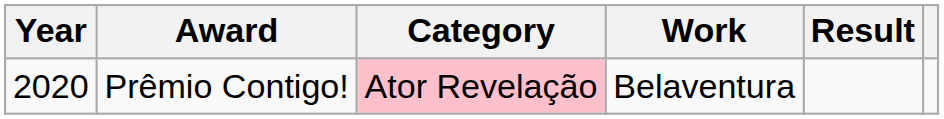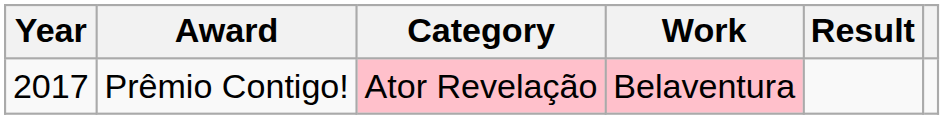(51, 85) 2020 -> (51, 85) 2017
(704, 85) no background -> (704, 85) pink background
